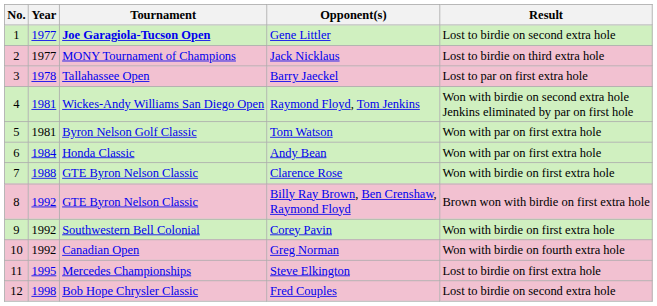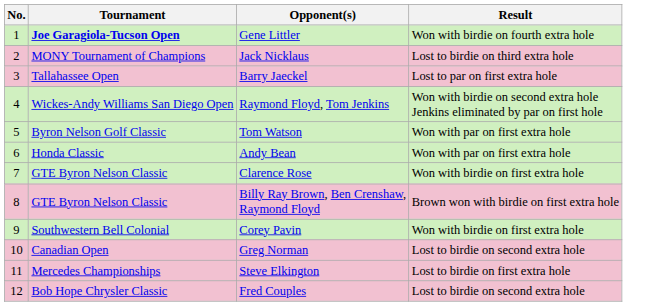- column: (44, 14)
(529, 35) Lost to birdie on second extra hole -> (503, 35) Won with birdie on fourth extra hole
(534, 249) Won with birdie on fourth extra hole -> (498, 249) Lost to birdie on second extra hole
